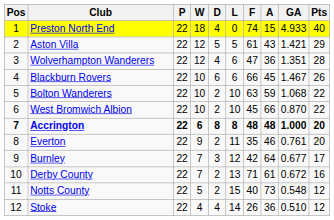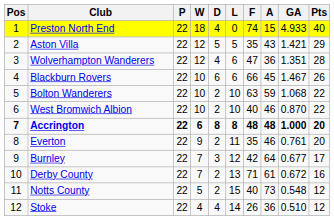(252, 45) 61 -> (252, 45) 35
(252, 110) 45 -> (252, 110) 40
(270, 110) 66 -> (270, 110) 46
